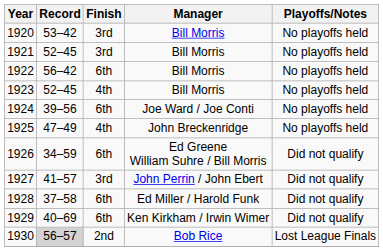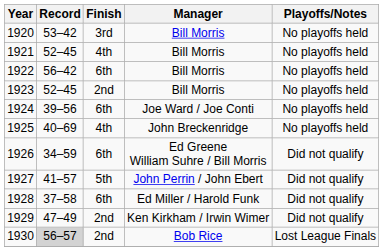(104, 52) 3rd -> (104, 52) 4th
(104, 90) 4th -> (104, 90) 2nd
(60, 128) 47–49 -> (60, 128) 40–69
(104, 179) 3rd -> (104, 179) 5th
(60, 217) 40–69 -> (60, 217) 47–49
(104, 217) 6th -> (104, 217) 2nd
